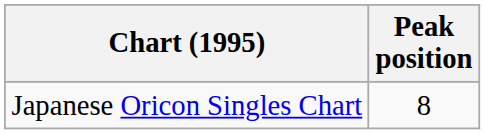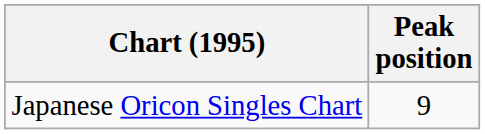(424, 104) 8 -> (424, 104) 9
